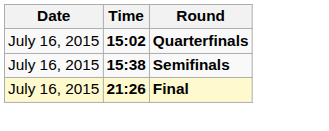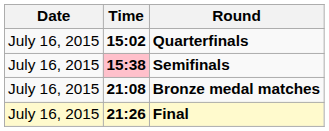(126, 65) no background -> (126, 65) pink background
+ row: (236, 89)
